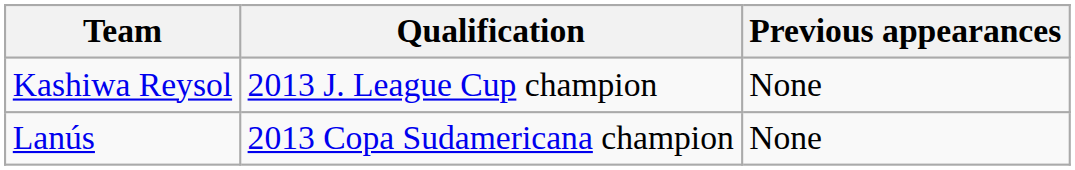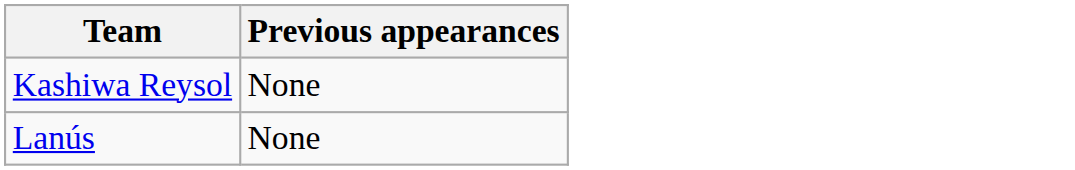- column: (491, 31)
